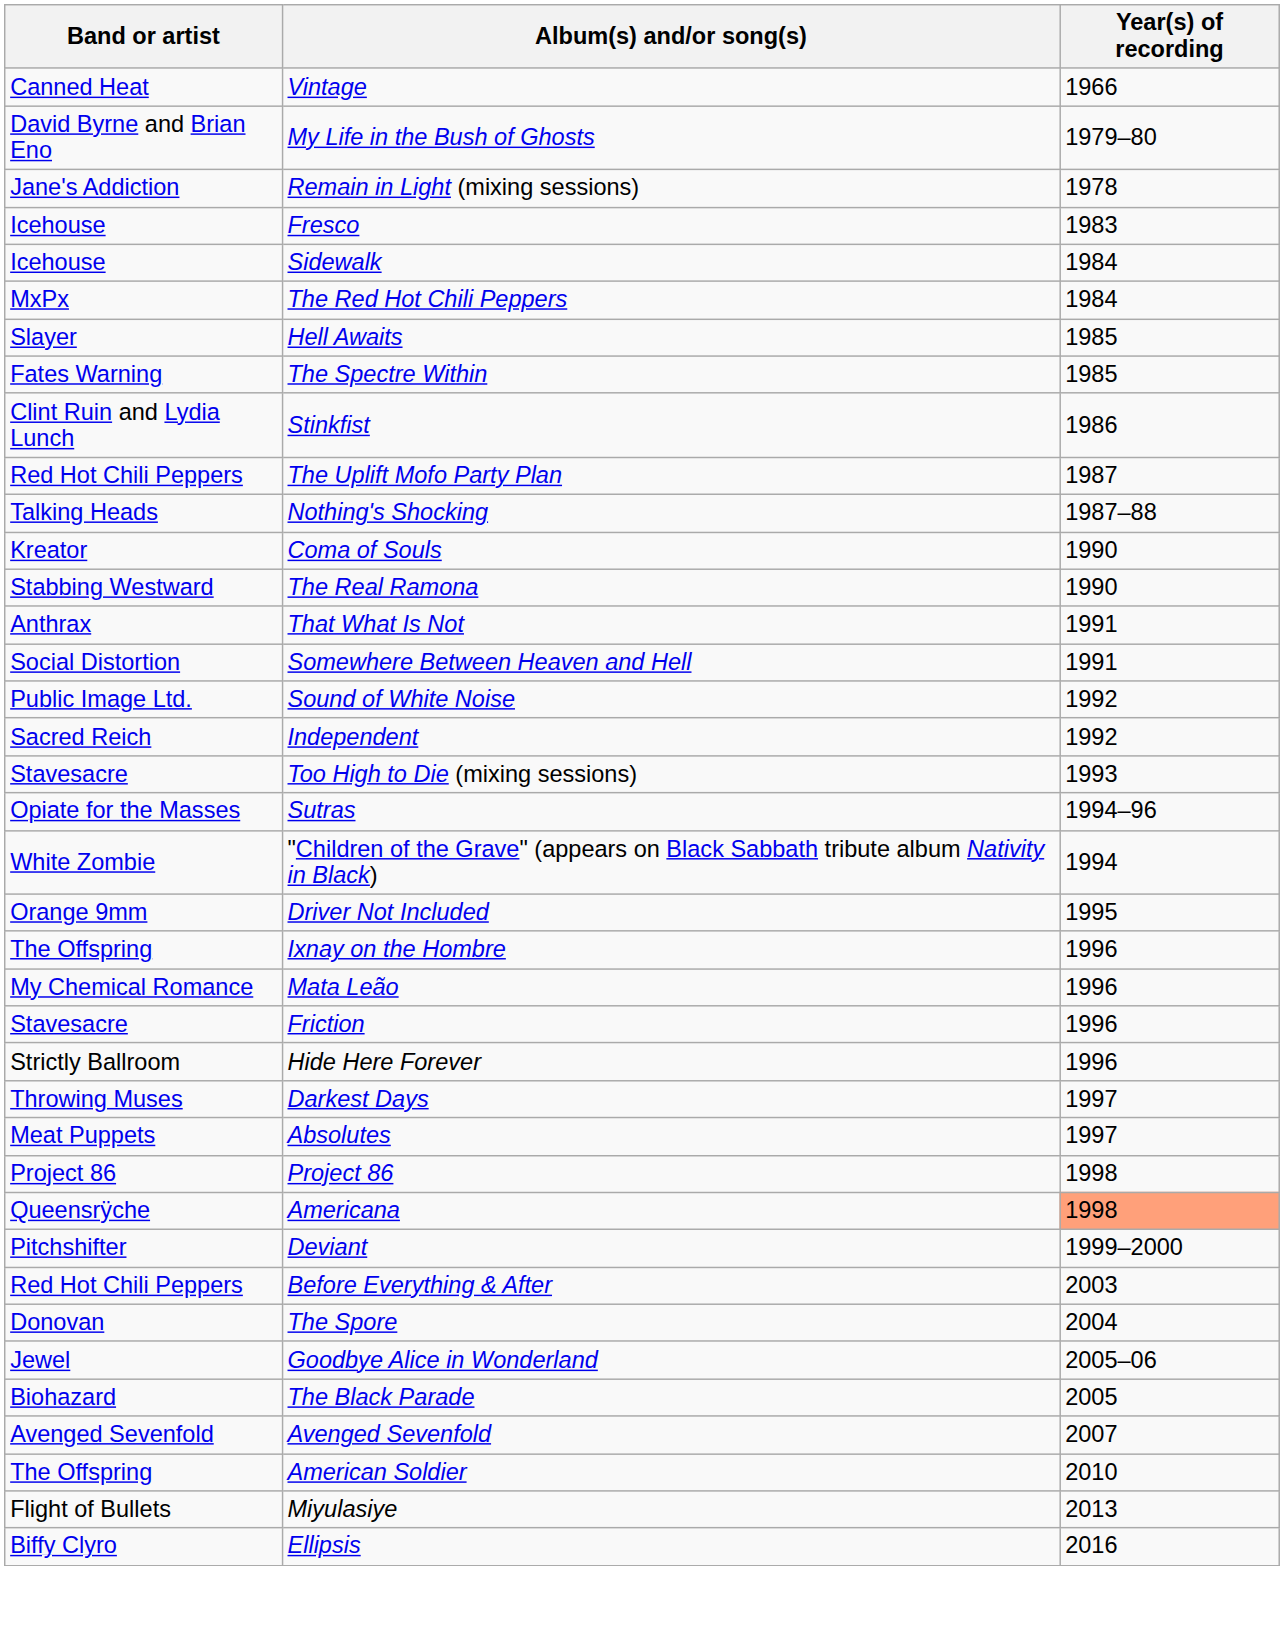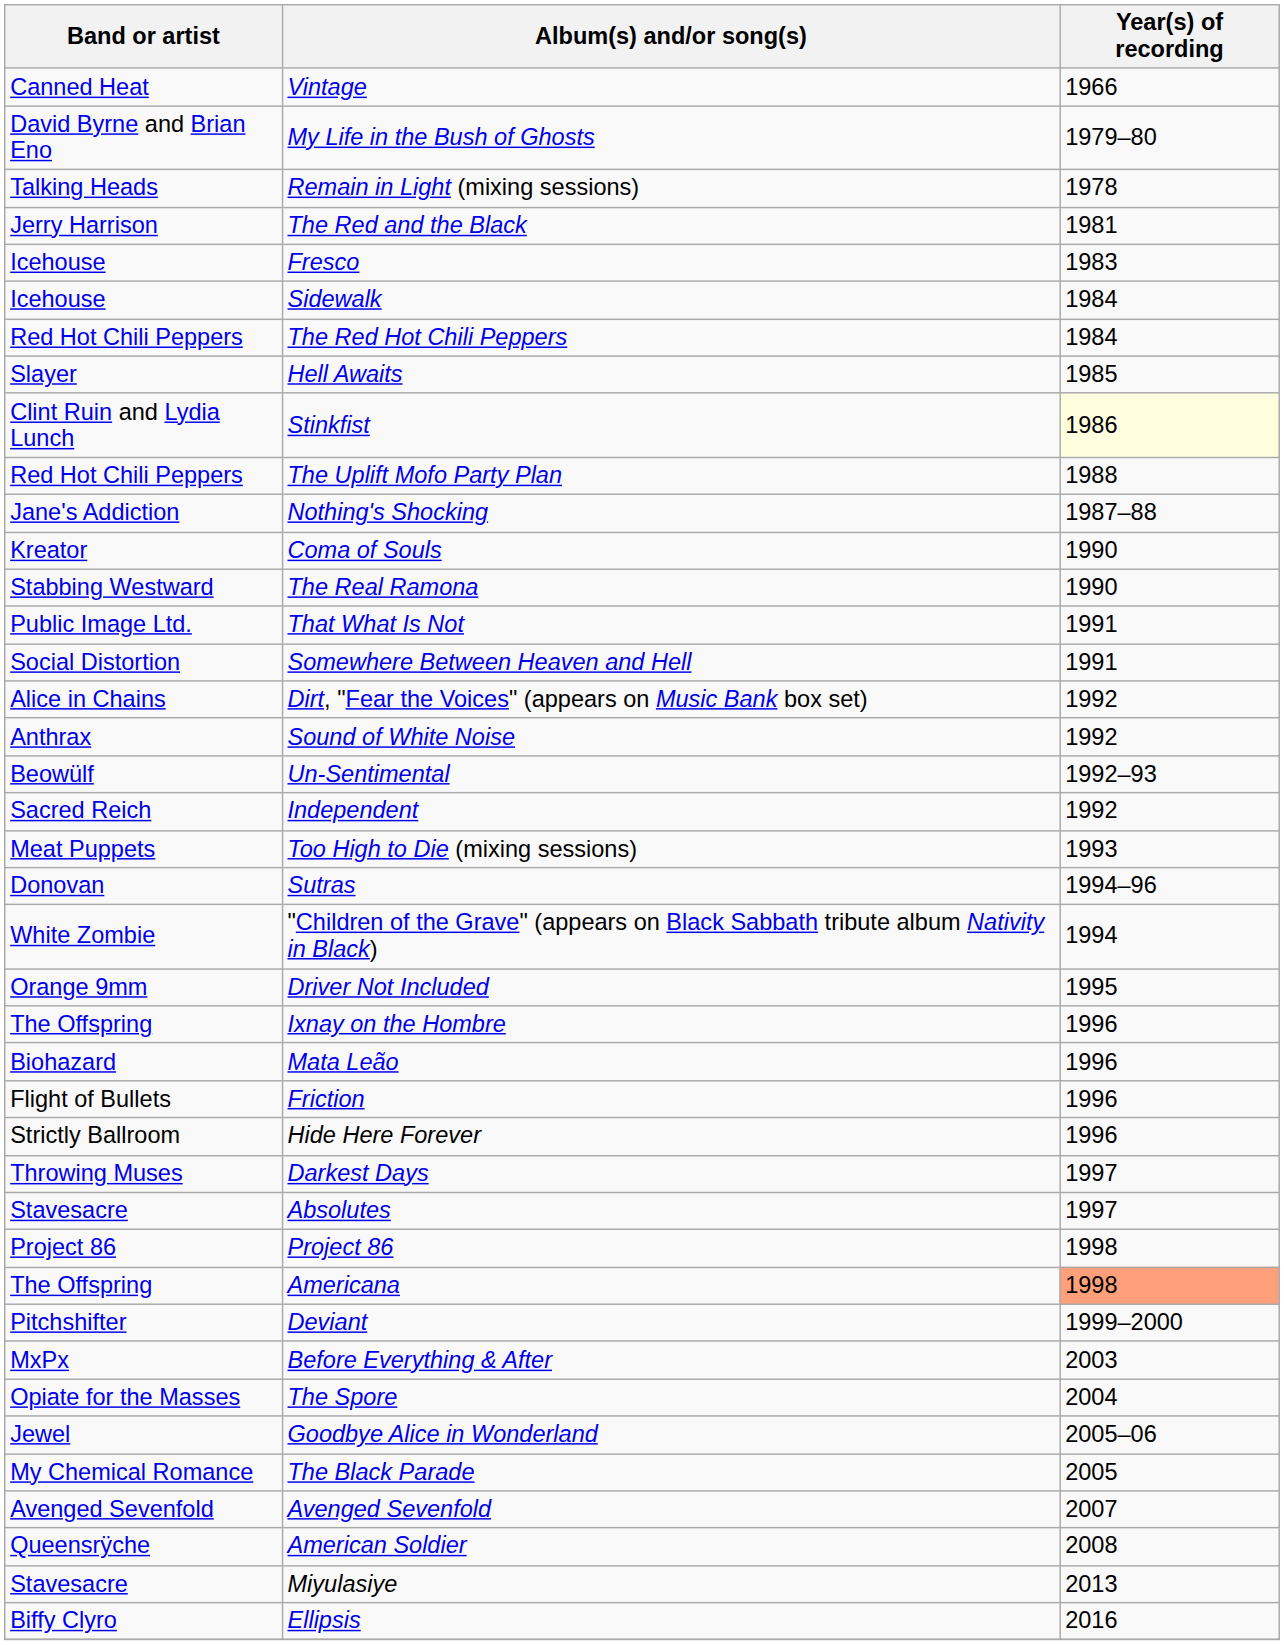(95, 187) Jane's Addiction -> (84, 187) Talking Heads
+ row: (407, 225)
(40, 299) MxPx -> (127, 337) Red Hot Chili Peppers
- row: (387, 374)
(1091, 425) no background -> (1091, 425) lightyellow background
(1091, 475) 1987 -> (1091, 475) 1988
(84, 512) Talking Heads -> (95, 512) Jane's Addiction
(51, 624) Anthrax -> (101, 624) Public Image Ltd.
+ row: (578, 699)
(101, 699) Public Image Ltd. -> (51, 736) Anthrax
+ row: (369, 773)
(69, 773) Stavesacre -> (83, 848) Meat Puppets
(125, 811) Opiate for the Masses -> (57, 885) Donovan
(132, 986) My Chemical Romance -> (63, 1061) Biohazard
(69, 1024) Stavesacre -> (91, 1098) Flight of Bullets
(83, 1136) Meat Puppets -> (69, 1210) Stavesacre
(80, 1210) Queensrÿche -> (81, 1285) The Offspring
(127, 1285) Red Hot Chili Peppers -> (40, 1359) MxPx
(57, 1322) Donovan -> (125, 1397) Opiate for the Masses
(63, 1397) Biohazard -> (132, 1471) My Chemical Romance
(81, 1471) The Offspring -> (80, 1546) Queensrÿche
(1091, 1471) 2010 -> (1091, 1546) 2008
(91, 1509) Flight of Bullets -> (69, 1583) Stavesacre
